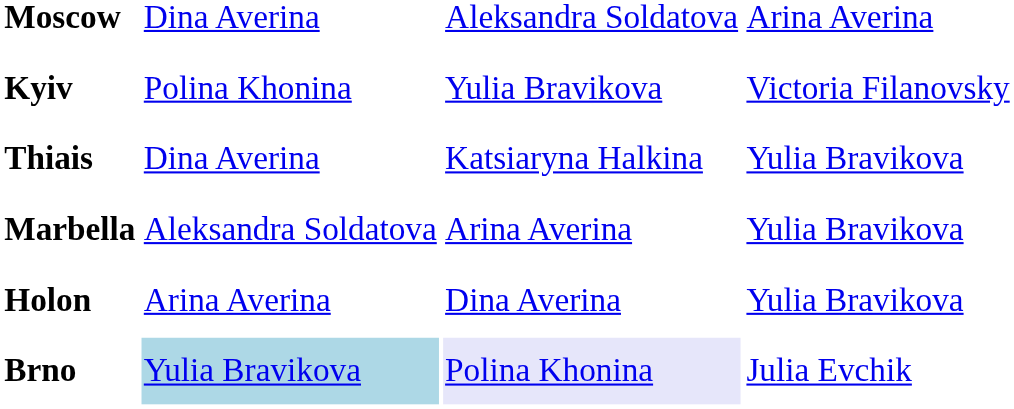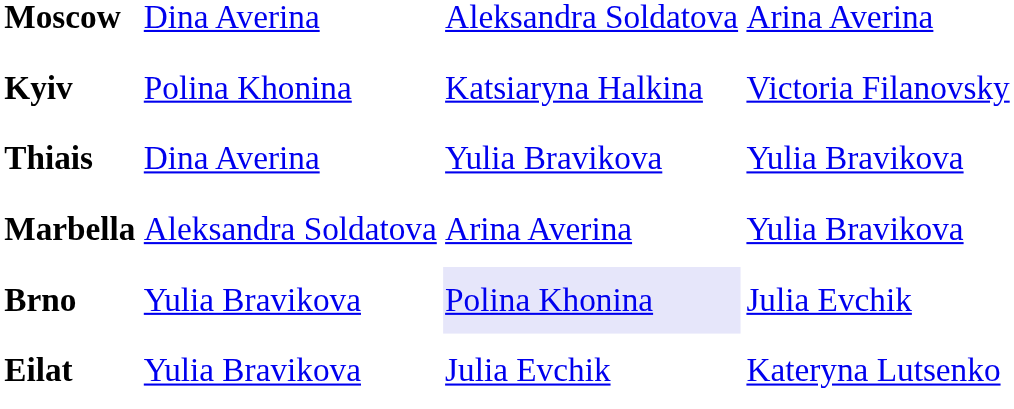(554, 87) Yulia Bravikova -> (574, 87) Katsiaryna Halkina
(574, 158) Katsiaryna Halkina -> (554, 158) Yulia Bravikova
- row: (48, 299)
(252, 370) lightblue background -> (252, 299) no background
+ row: (38, 370)
